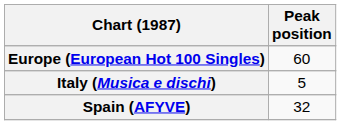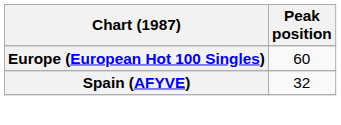- row: (136, 82)
